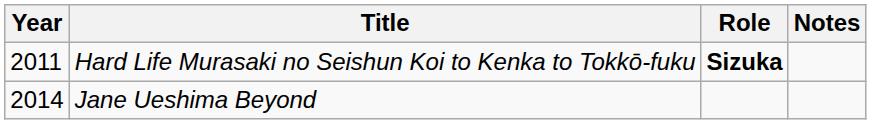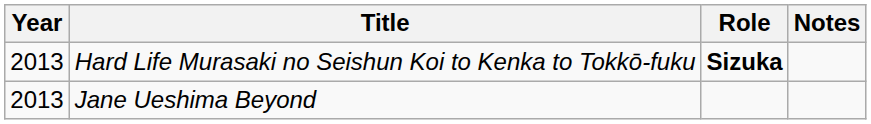(36, 61) 2011 -> (37, 61) 2013
(37, 99) 2014 -> (37, 99) 2013
